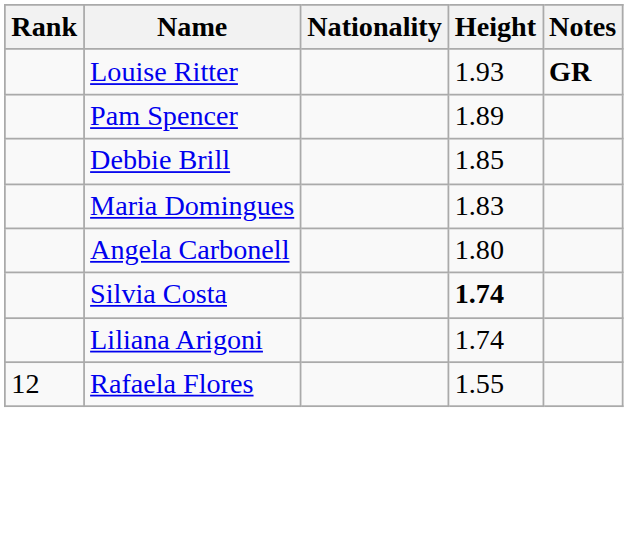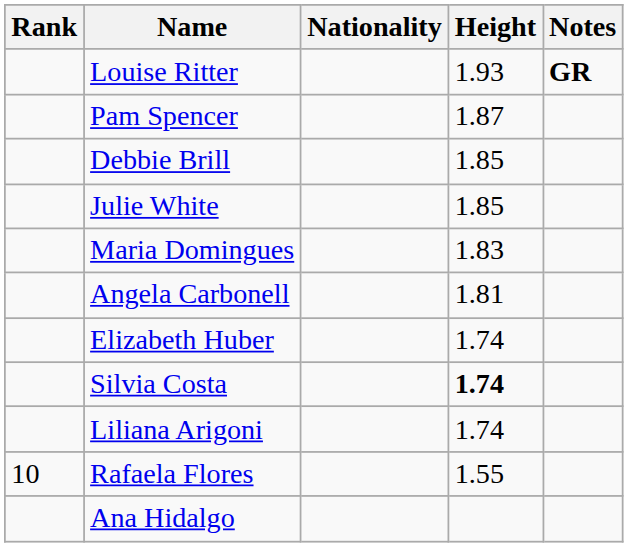(479, 116) 1.89 -> (479, 116) 1.87
+ row: (154, 205)
(479, 250) 1.80 -> (479, 294) 1.81
+ row: (182, 339)
(25, 384) 12 -> (25, 473) 10
+ row: (162, 518)
